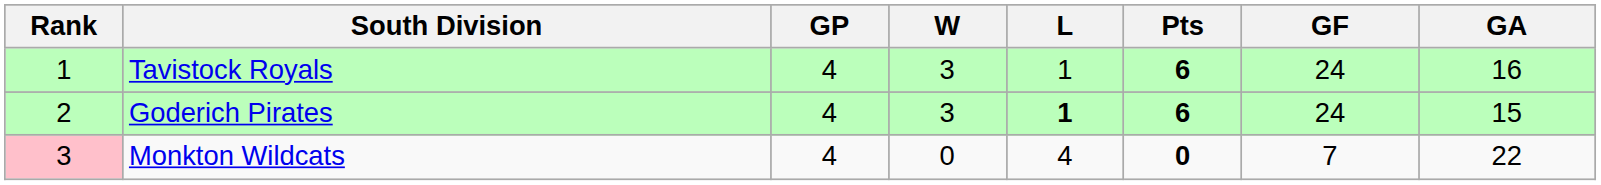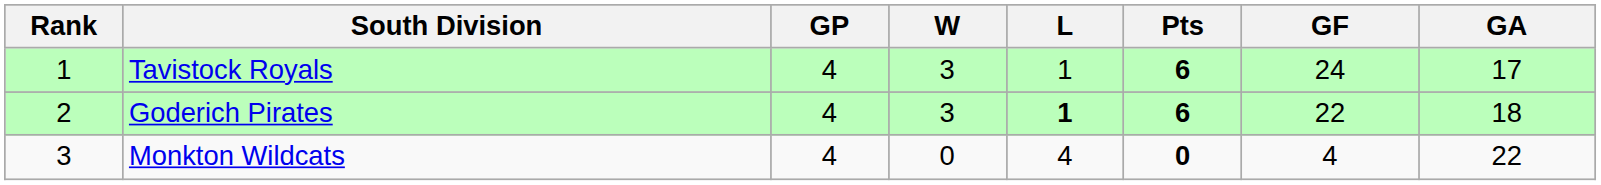(1507, 69) 16 -> (1507, 69) 17
(1330, 112) 24 -> (1330, 112) 22
(1507, 112) 15 -> (1507, 112) 18
(64, 156) pink background -> (64, 156) no background
(1330, 156) 7 -> (1330, 156) 4
